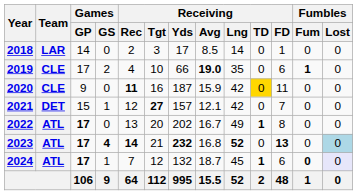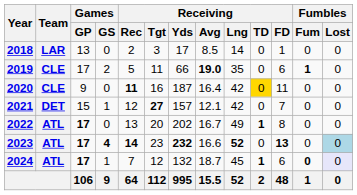(83, 50) 14 -> (83, 50) 13
(131, 69) 4 -> (131, 69) 5
(157, 69) 10 -> (157, 69) 11
(210, 87) 15.9 -> (210, 87) 16.4
(157, 143) 21 -> (157, 143) 23
(210, 143) 16.8 -> (210, 143) 16.6
